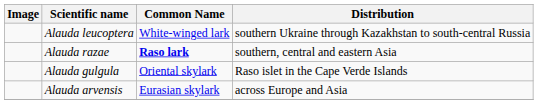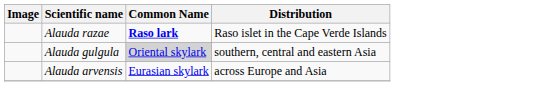- row: (89, 33)
(316, 52) southern, central and eastern Asia -> (301, 33) Raso islet in the Cape Verde Islands
(178, 71) no background -> (167, 52) lightgrey background
(321, 71) Raso islet in the Cape Verde Islands -> (295, 52) southern, central and eastern Asia
